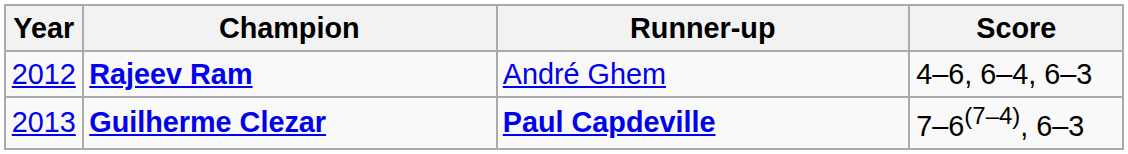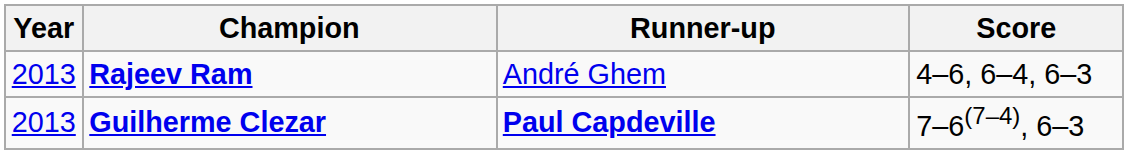(44, 74) 2012 -> (44, 74) 2013
